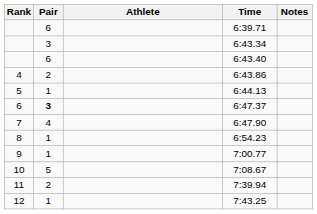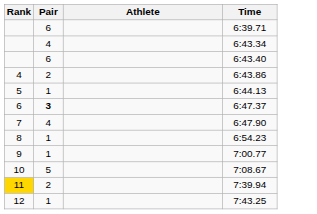- column: (295, 12)
(48, 43) 3 -> (48, 43) 4
(19, 185) no background -> (19, 185) gold background
